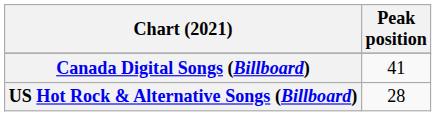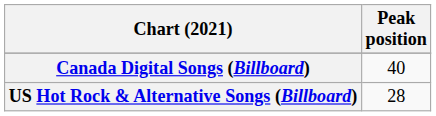(396, 67) 41 -> (396, 67) 40
